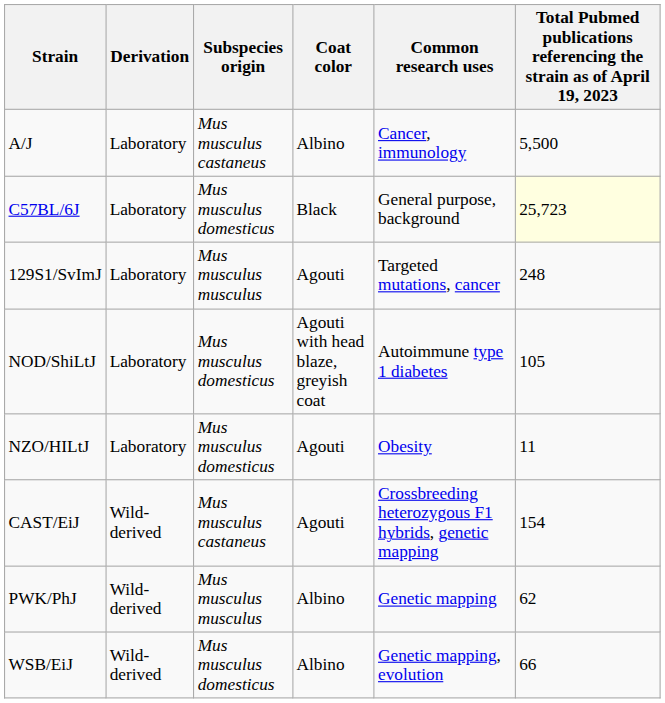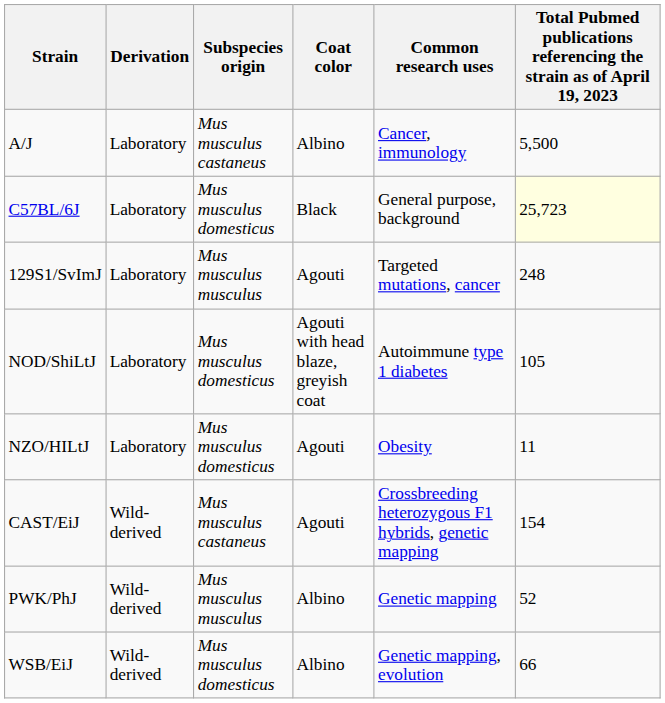(528, 598) 62 -> (528, 598) 52
